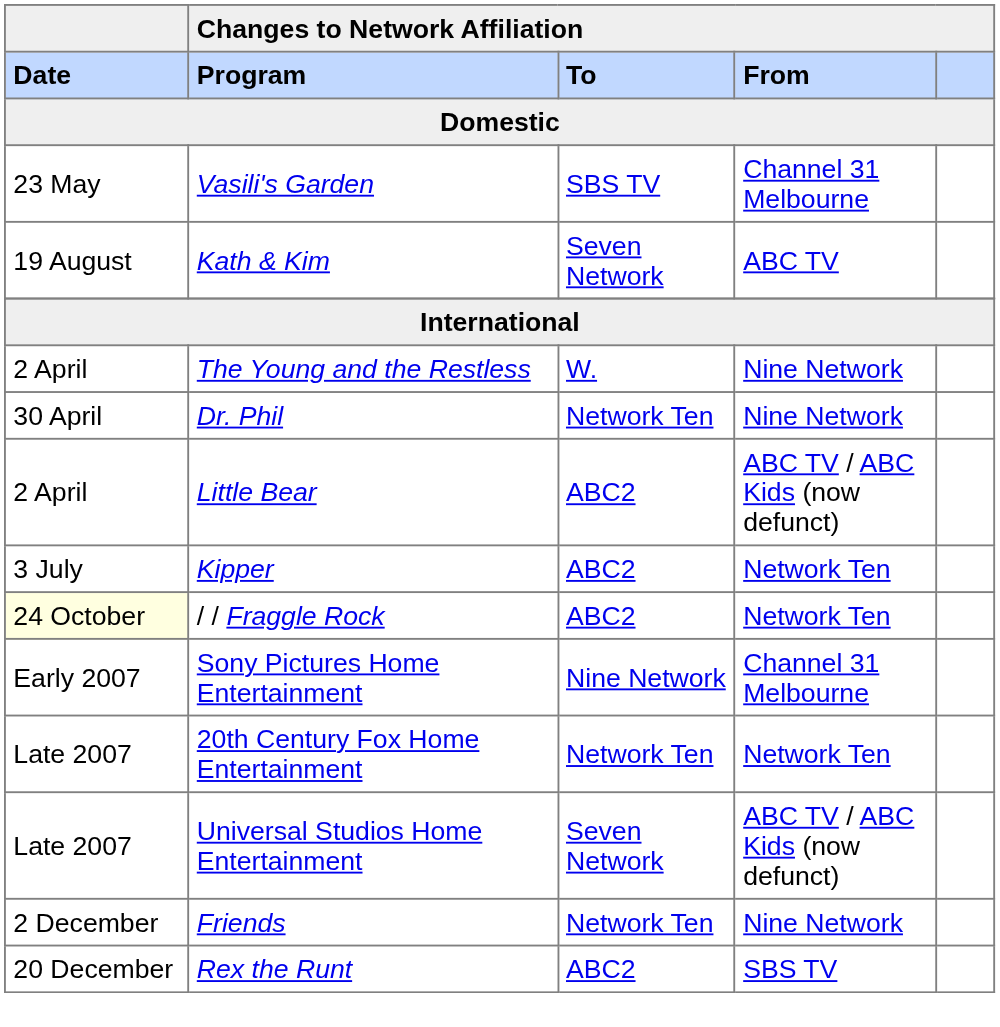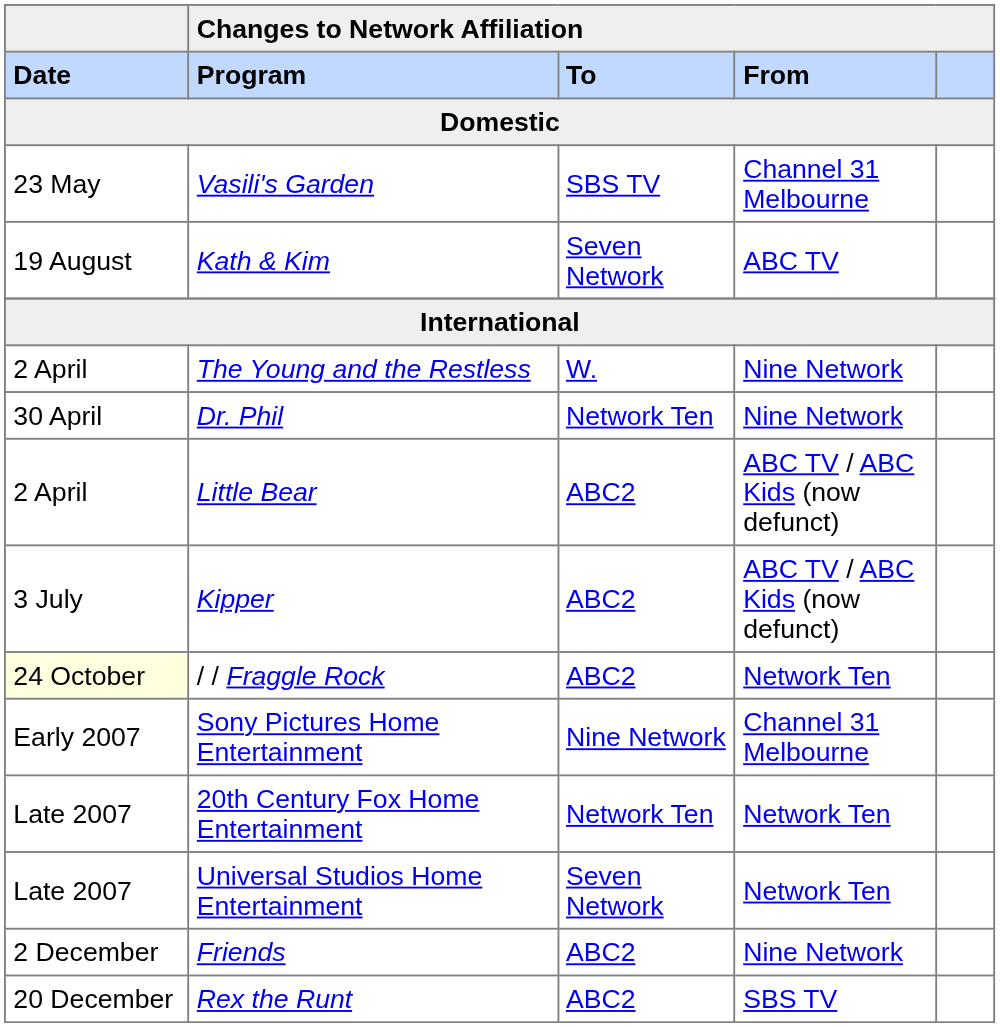(817, 569) Network Ten -> (829, 599) ABC TV / ABC Kids (now defunct)
(829, 846) ABC TV / ABC Kids (now defunct) -> (817, 890) Network Ten
(640, 922) Network Ten -> (601, 952) ABC2
